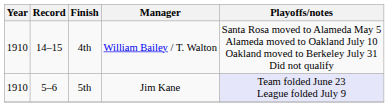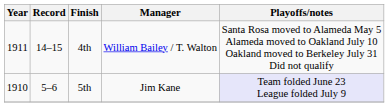(17, 47) 1910 -> (17, 47) 1911
